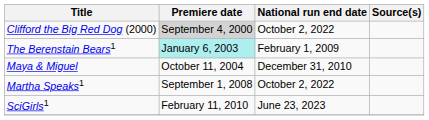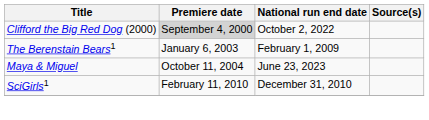(200, 48) paleturquoise background -> (200, 48) no background
(305, 66) December 31, 2010 -> (291, 66) June 23, 2023
- row: (45, 85)
(291, 105) June 23, 2023 -> (305, 85) December 31, 2010
